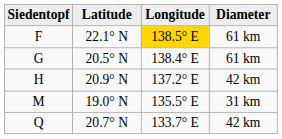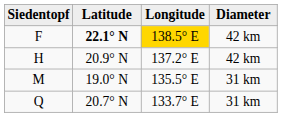(107, 36) normal -> (107, 36) bold
(243, 36) 61 km -> (243, 36) 42 km
- row: (39, 58)
(243, 123) 42 km -> (243, 101) 31 km
